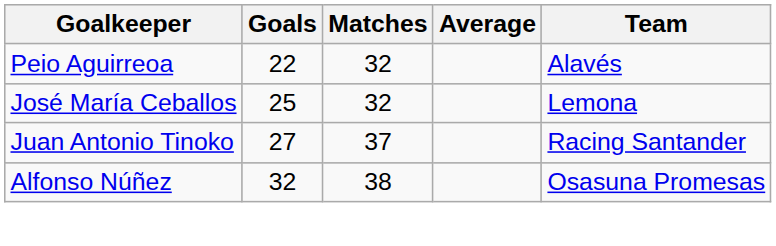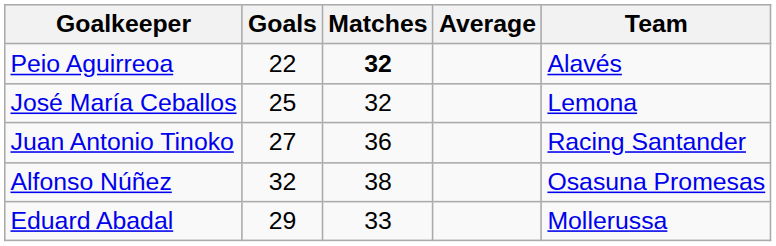(378, 63) normal -> (378, 63) bold
(378, 142) 37 -> (378, 142) 36
+ row: (92, 220)
